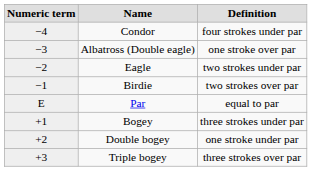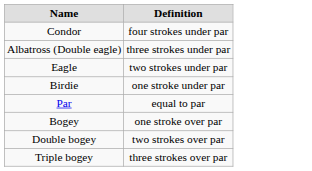- column: (41, 13)
(252, 49) one stroke over par -> (178, 49) three strokes under par
(252, 85) two strokes over par -> (178, 85) one stroke under par
(252, 121) three strokes under par -> (178, 121) one stroke over par
(252, 139) one stroke under par -> (178, 139) two strokes over par
